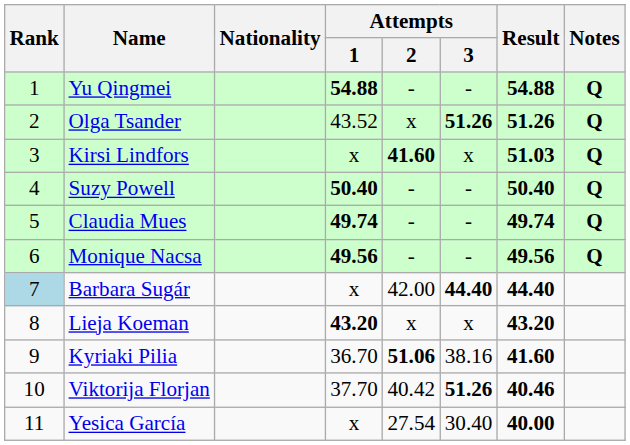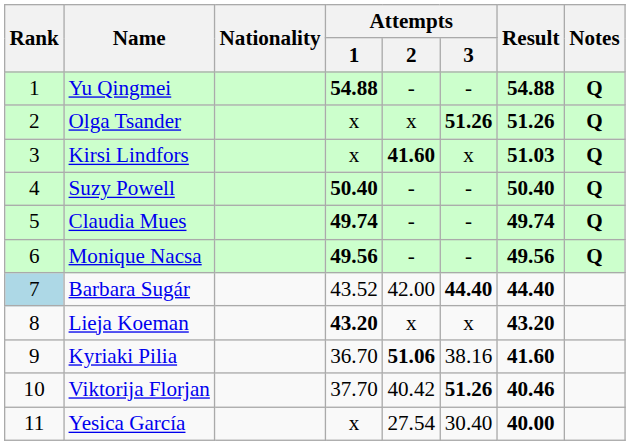(354, 121) 43.52 -> (354, 121) x
(354, 289) x -> (354, 289) 43.52
